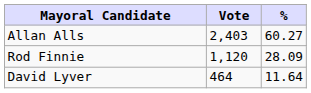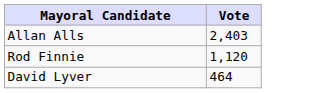- column: (284, 15)
